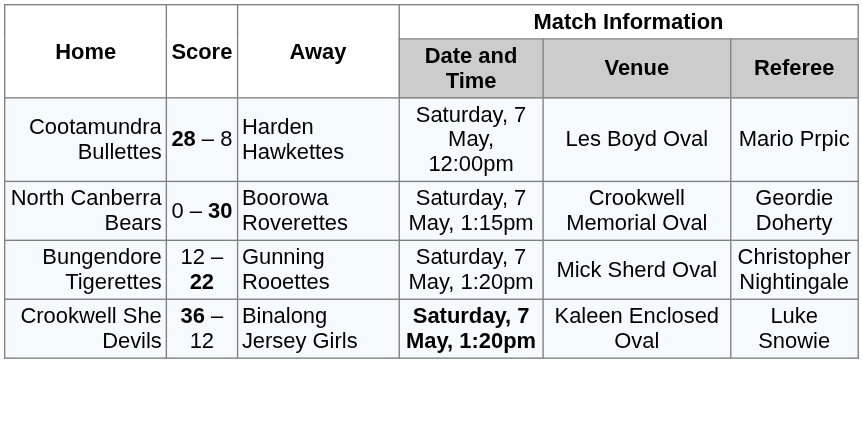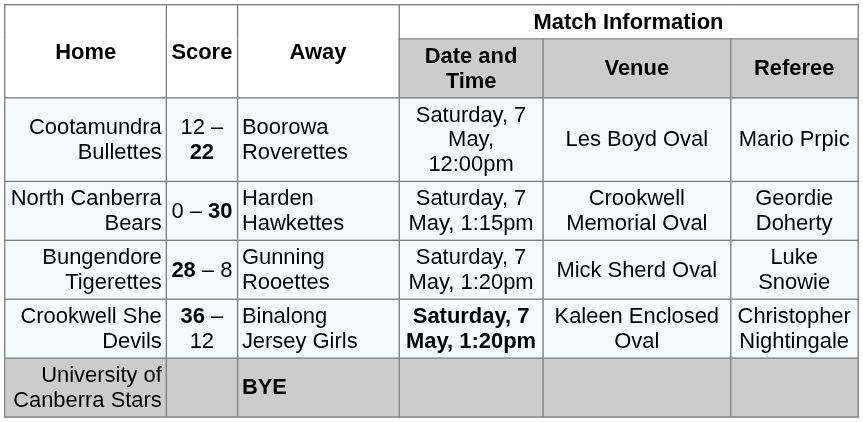(202, 139) 28 – 8 -> (202, 139) 12 – 22
(293, 139) Harden Hawkettes -> (295, 139) Boorowa Roverettes
(295, 210) Boorowa Roverettes -> (293, 210) Harden Hawkettes
(202, 269) 12 – 22 -> (202, 269) 28 – 8
(794, 269) Christopher Nightingale -> (794, 269) Luke Snowie
(794, 328) Luke Snowie -> (794, 328) Christopher Nightingale
+ row: (87, 387)
